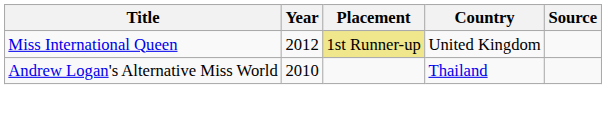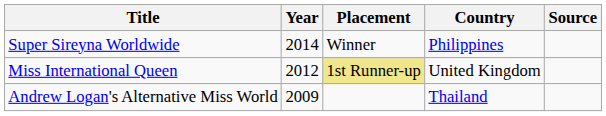+ row: (94, 44)
(302, 70) 2010 -> (302, 96) 2009
